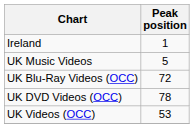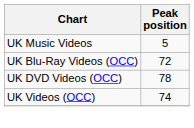- row: (24, 43)
(165, 114) 53 -> (165, 97) 74
